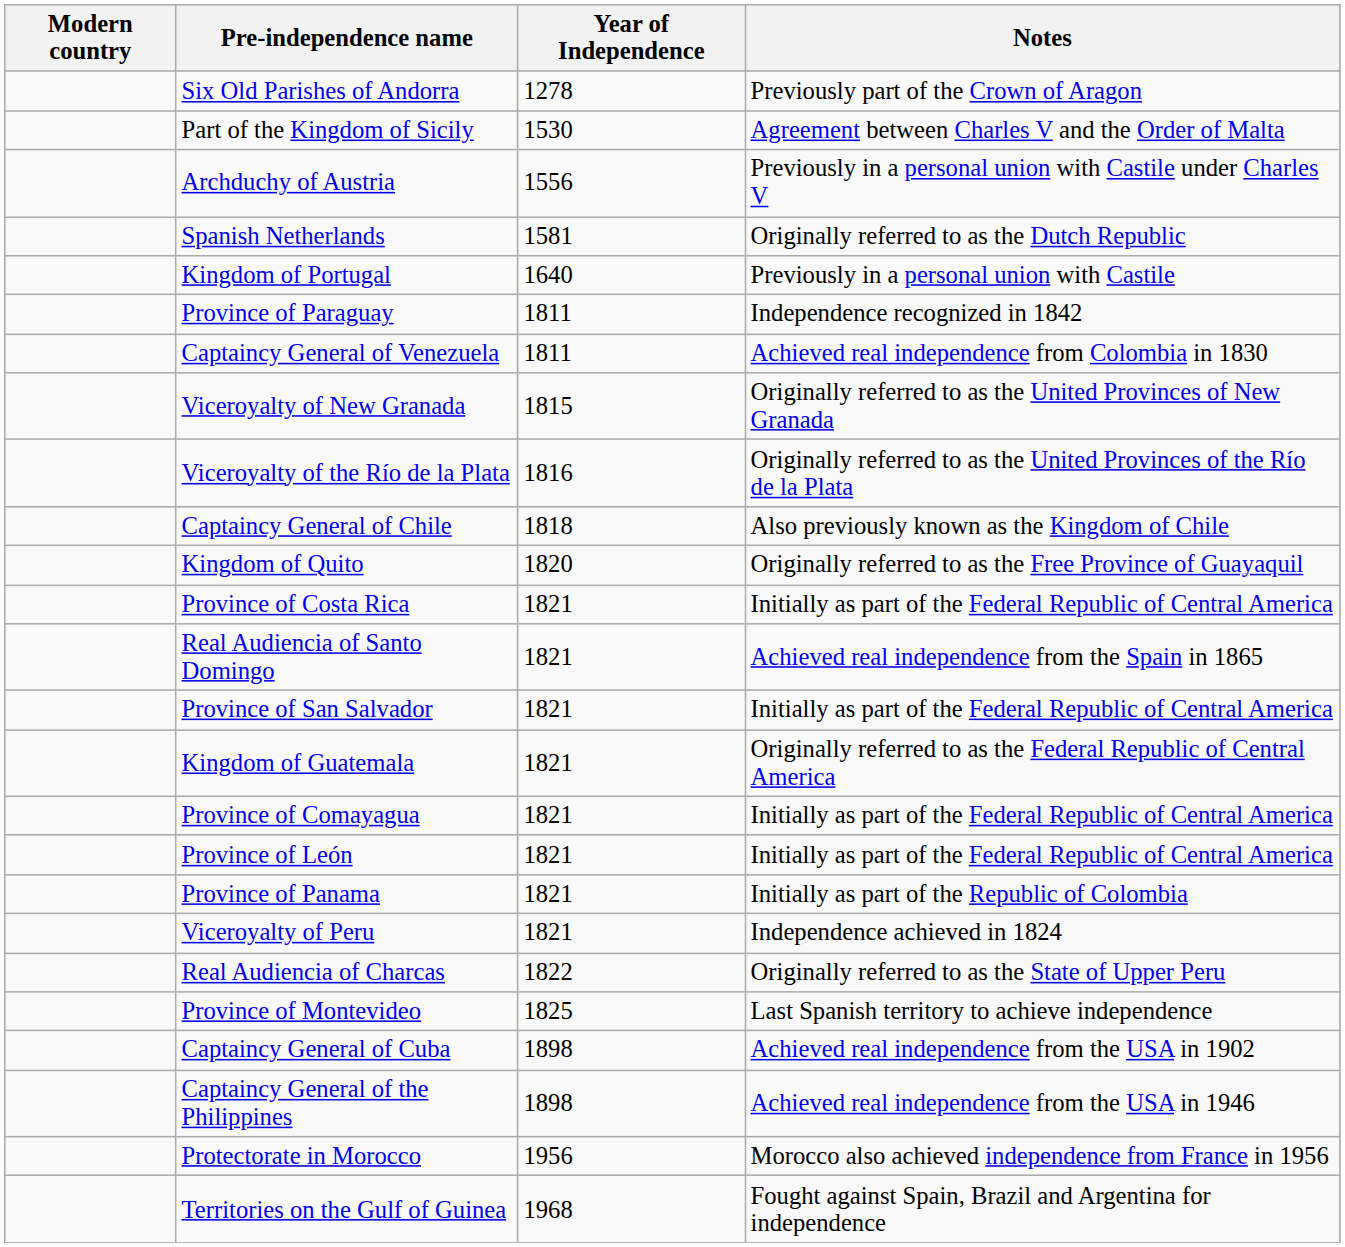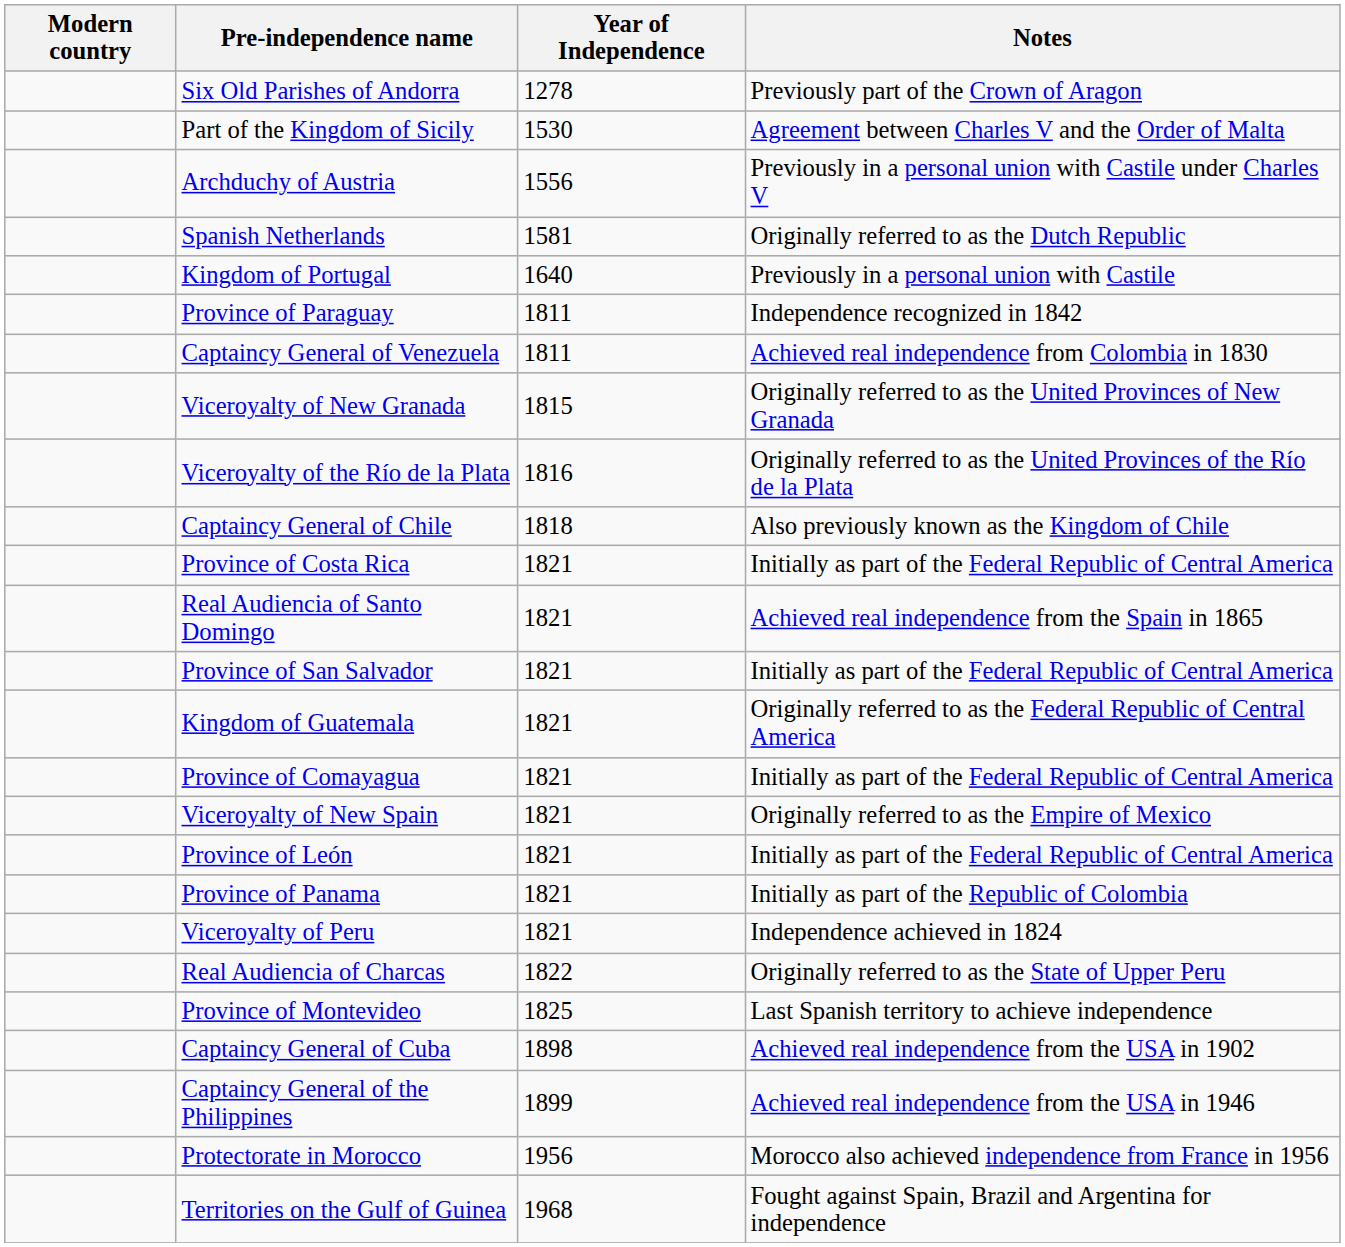- row: (273, 564)
+ row: (310, 815)
(548, 1103) 1898 -> (548, 1103) 1899
